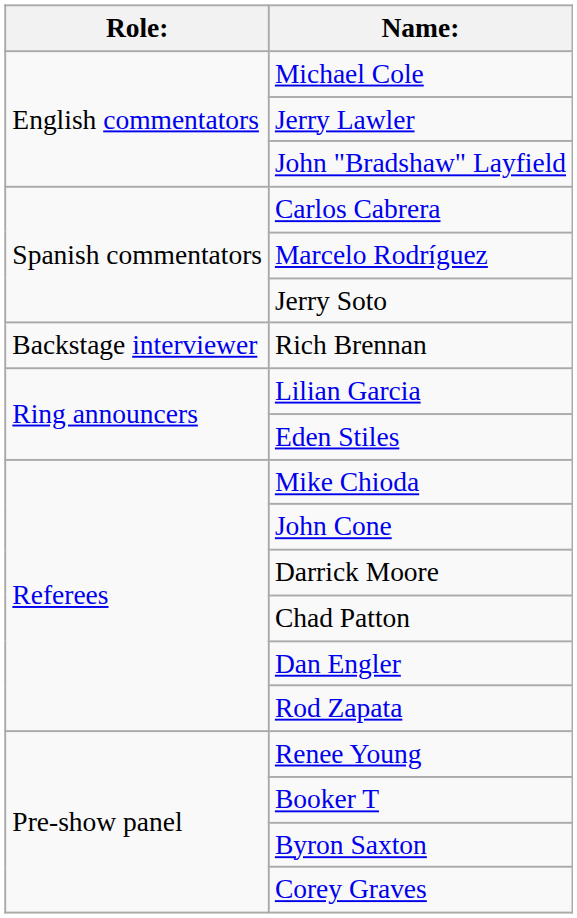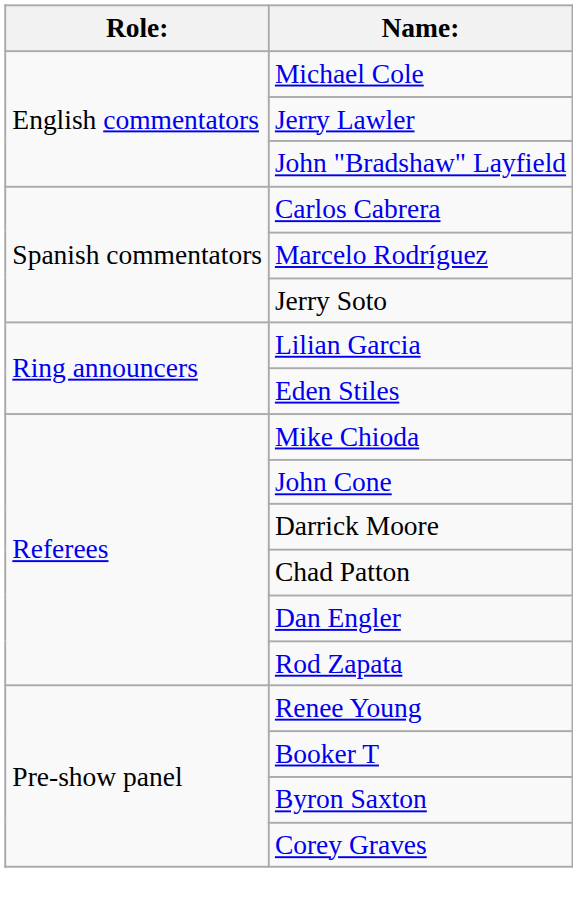- row: (351, 345)
